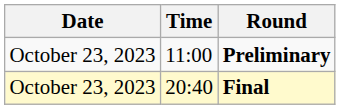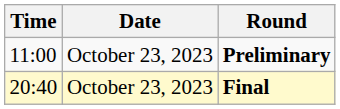columns swapped: (83, 21) <-> (189, 21)
